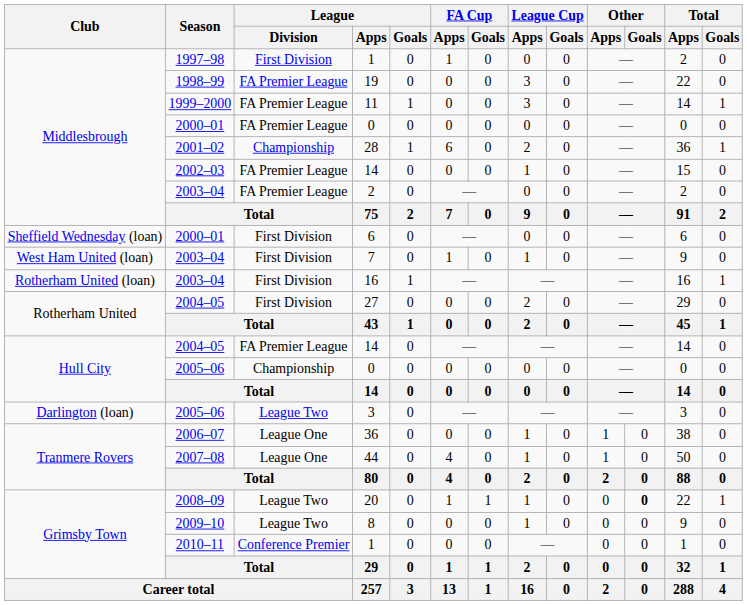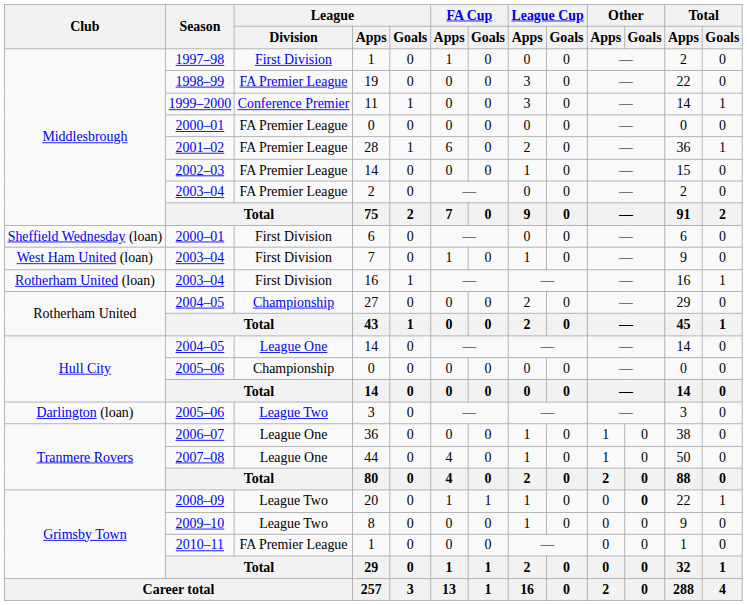(293, 103) FA Premier League -> (293, 103) Conference Premier
(293, 147) Championship -> (293, 147) FA Premier League
(293, 302) First Division -> (293, 302) Championship
(293, 346) FA Premier League -> (293, 346) League One
(293, 545) Conference Premier -> (293, 545) FA Premier League
